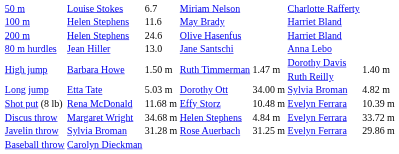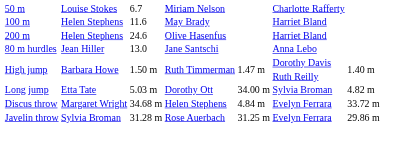- row: (34, 104)
- row: (35, 145)
